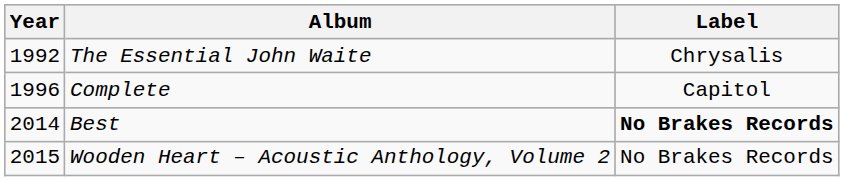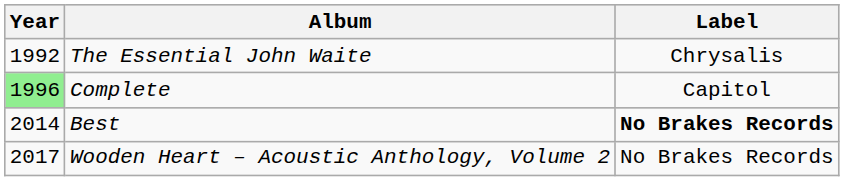(35, 90) no background -> (35, 90) lightgreen background
(35, 158) 2015 -> (35, 158) 2017
